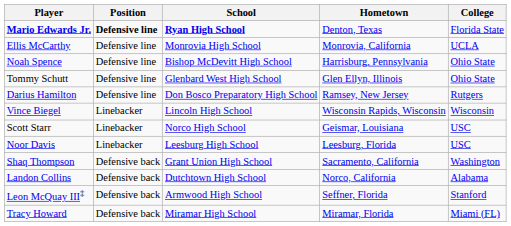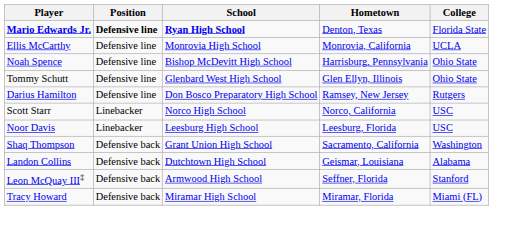- row: (34, 111)
(363, 128) Geismar, Louisiana -> (359, 111) Norco, California
(359, 177) Norco, California -> (363, 161) Geismar, Louisiana
